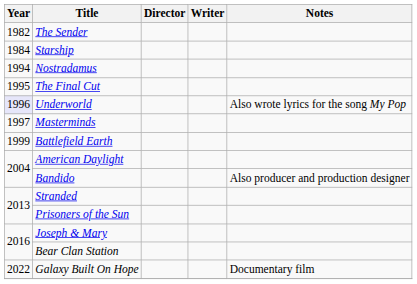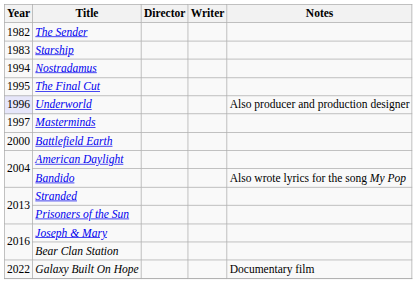(19, 50) 1984 -> (19, 50) 1983
(318, 104) Also wrote lyrics for the song My Pop -> (320, 104) Also producer and production designer
(19, 141) 1999 -> (19, 141) 2000
(320, 178) Also producer and production designer -> (318, 178) Also wrote lyrics for the song My Pop
